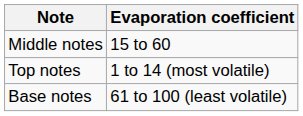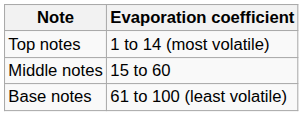rows swapped: (44, 70) <-> (56, 44)
